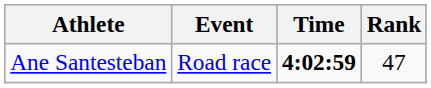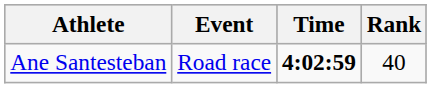(394, 62) 47 -> (394, 62) 40
